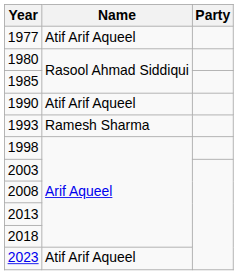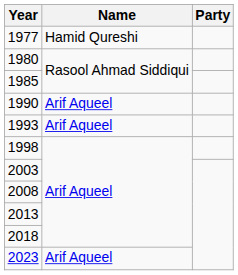(90, 37) Atif Arif Aqueel -> (91, 37) Hamid Qureshi
(90, 103) Atif Arif Aqueel -> (79, 103) Arif Aqueel
(97, 125) Ramesh Sharma -> (79, 125) Arif Aqueel
(90, 258) Atif Arif Aqueel -> (79, 258) Arif Aqueel
